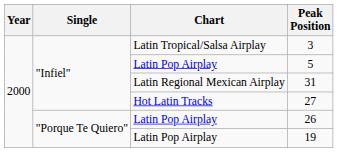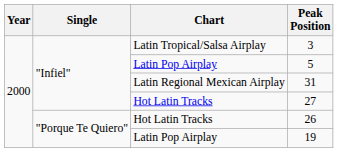(175, 119) Latin Pop Airplay -> (173, 119) Hot Latin Tracks
